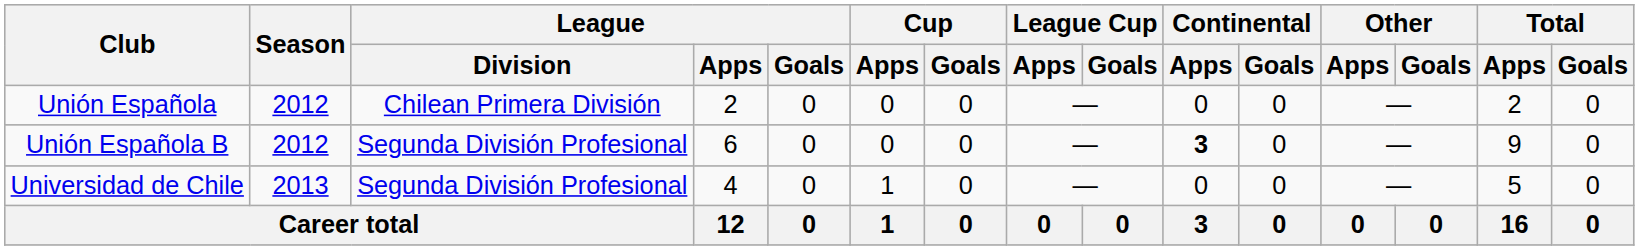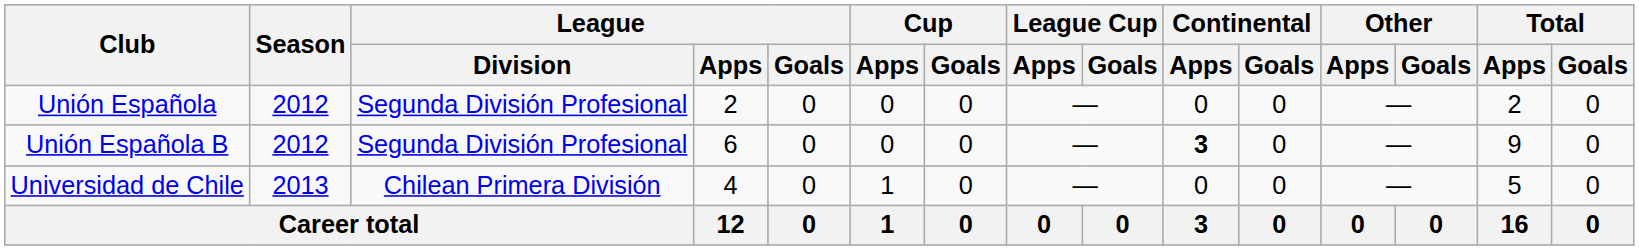(522, 104) Chilean Primera División -> (522, 104) Segunda División Profesional
(522, 184) Segunda División Profesional -> (522, 184) Chilean Primera División
